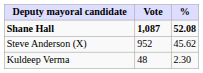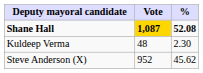(149, 28) no background -> (149, 28) gold background
rows swapped: (47, 44) <-> (38, 60)
